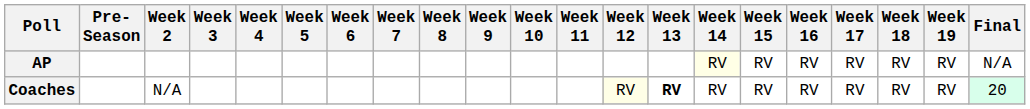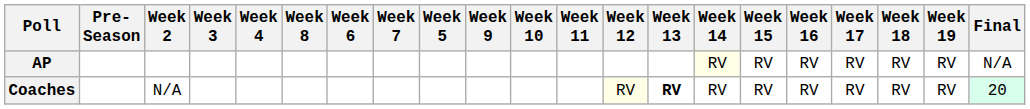columns swapped: (305, 27) <-> (442, 27)
